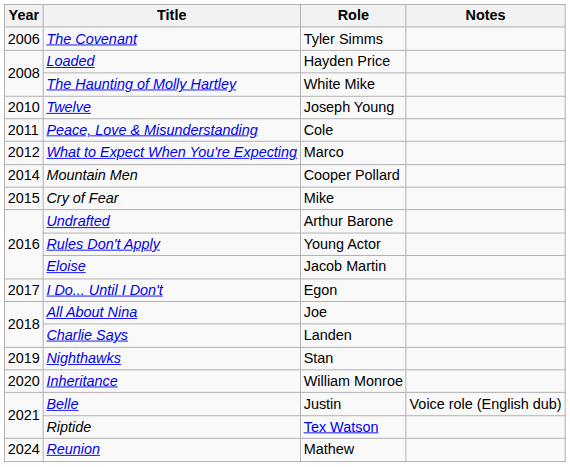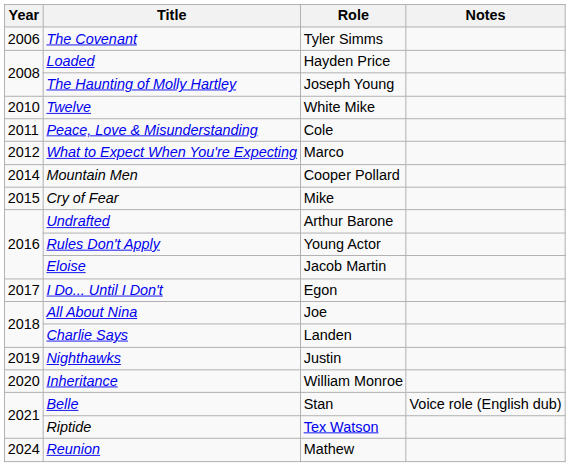(339, 84) White Mike -> (349, 84) Joseph Young
(349, 107) Joseph Young -> (339, 107) White Mike
(319, 358) Stan -> (323, 358) Justin
(323, 404) Justin -> (319, 404) Stan
